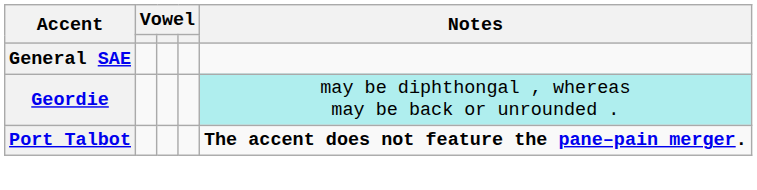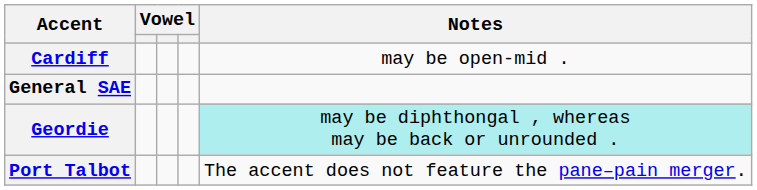+ row: (70, 59)
(475, 140) bold -> (475, 170) normal
